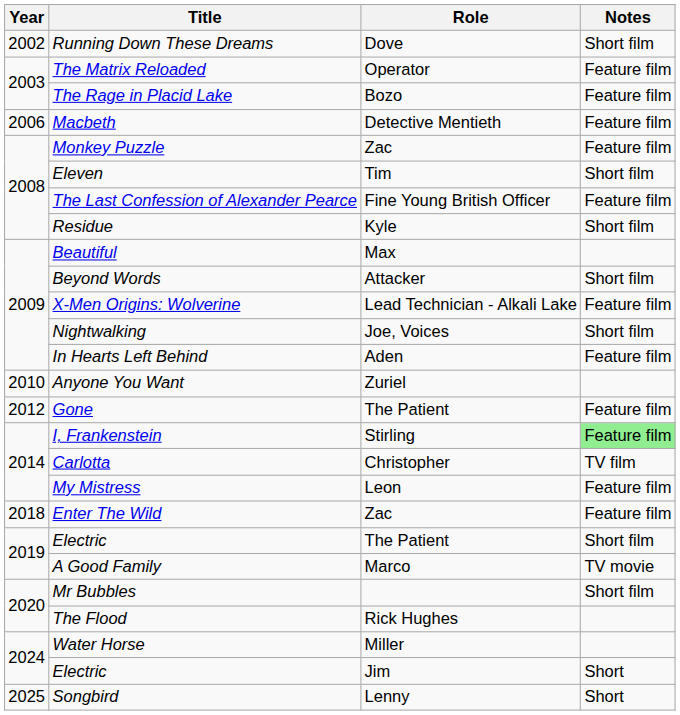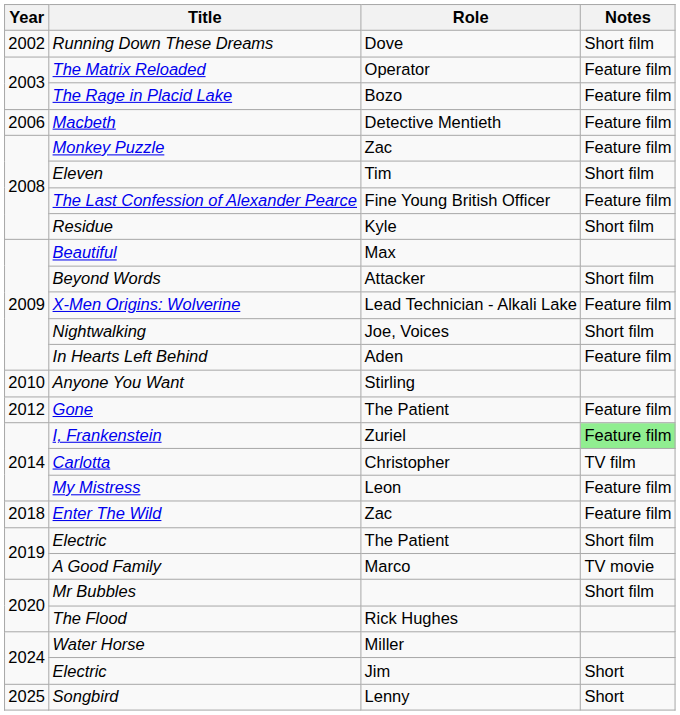(385, 383) Zuriel -> (390, 383) Stirling
(390, 435) Stirling -> (385, 435) Zuriel
